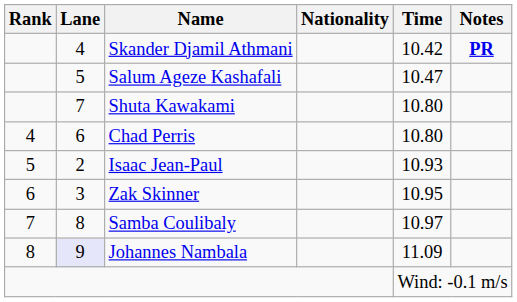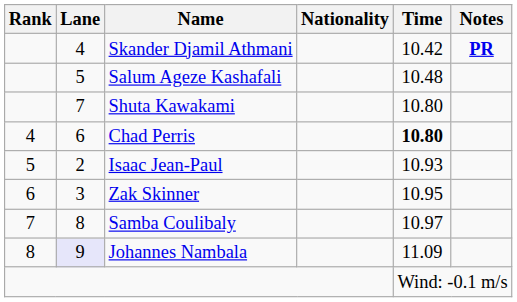(422, 77) 10.47 -> (422, 77) 10.48
(422, 135) normal -> (422, 135) bold
